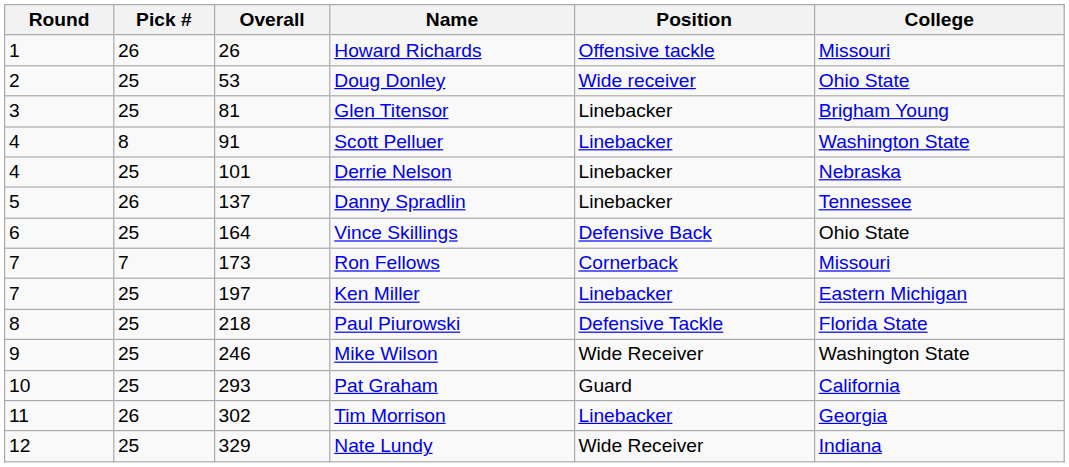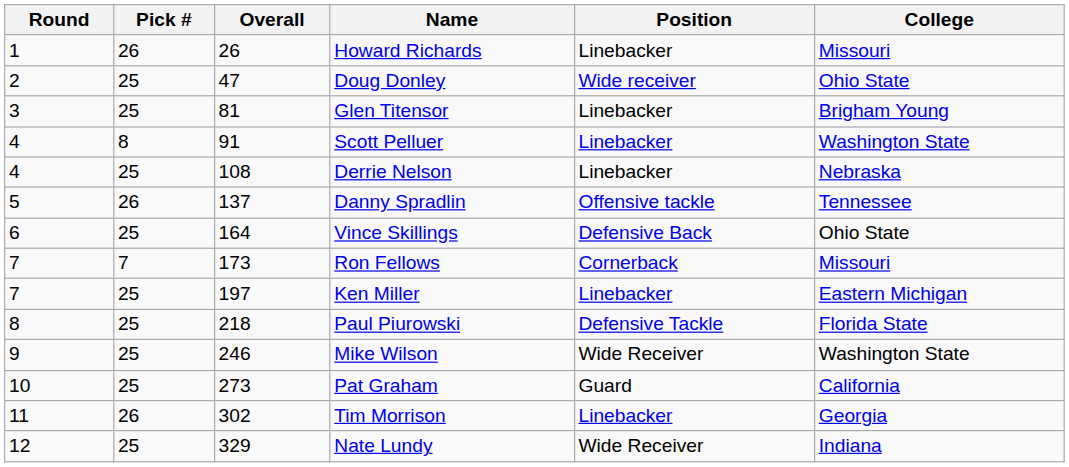(647, 50) Offensive tackle -> (625, 50) Linebacker
(229, 80) 53 -> (229, 80) 47
(235, 171) 101 -> (235, 171) 108
(625, 202) Linebacker -> (647, 202) Offensive tackle
(235, 385) 293 -> (235, 385) 273
